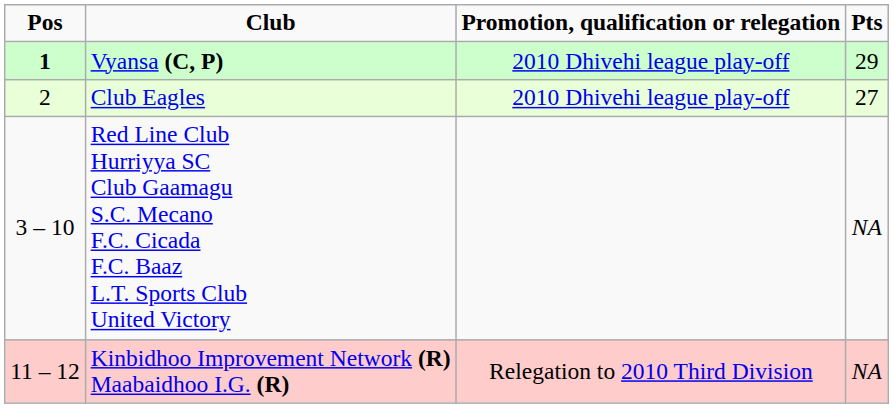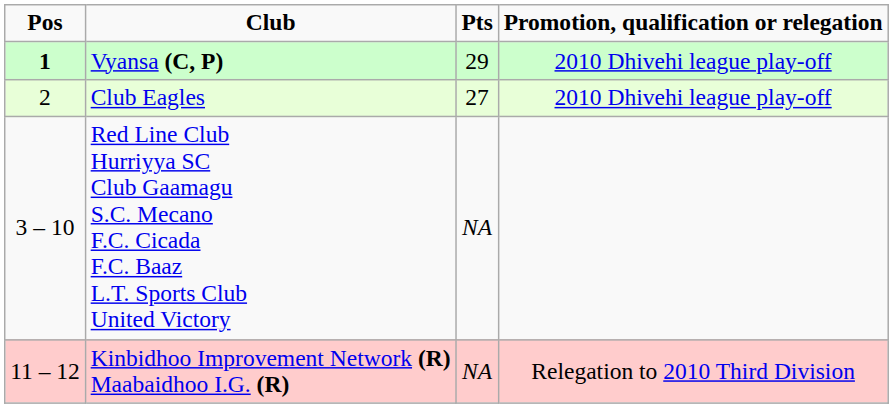columns swapped: (867, 23) <-> (651, 23)
